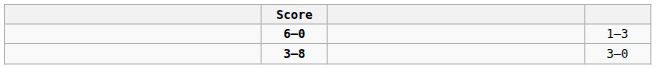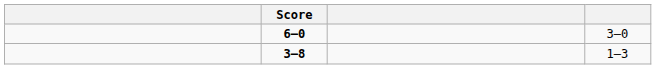(617, 34) 1–3 -> (617, 34) 3–0
(617, 54) 3–0 -> (617, 54) 1–3
